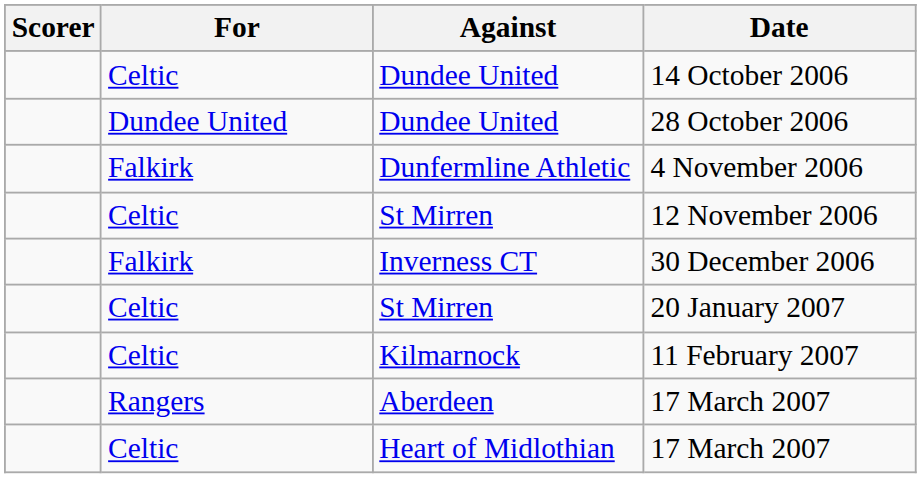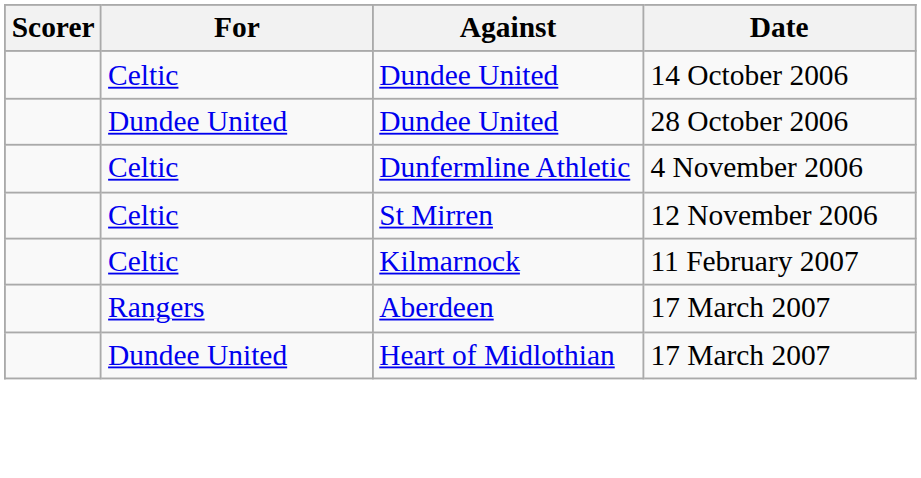(151, 167) Falkirk -> (143, 167) Celtic
- row: (458, 261)
- row: (436, 307)
(143, 448) Celtic -> (198, 354) Dundee United
